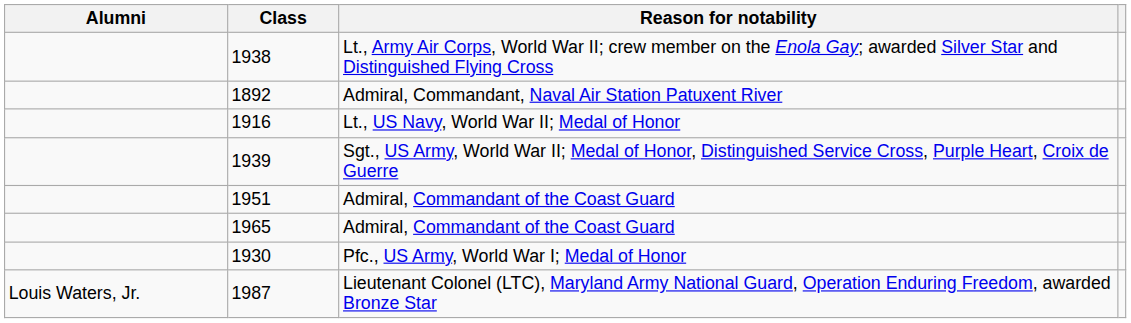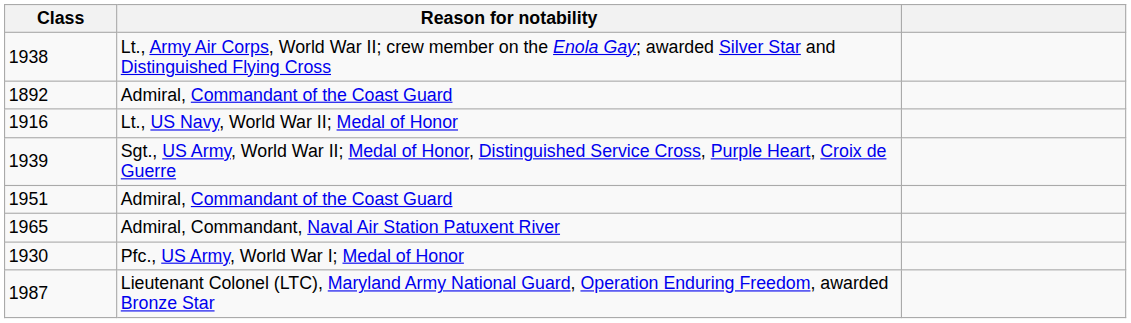- column: (116, 18)
(563, 94) Admiral, Commandant, Naval Air Station Patuxent River -> (287, 94) Admiral, Commandant of the Coast Guard
(509, 227) Admiral, Commandant of the Coast Guard -> (340, 227) Admiral, Commandant, Naval Air Station Patuxent River
